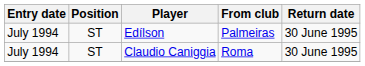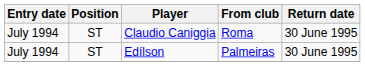rows swapped: (170, 52) <-> (144, 33)
